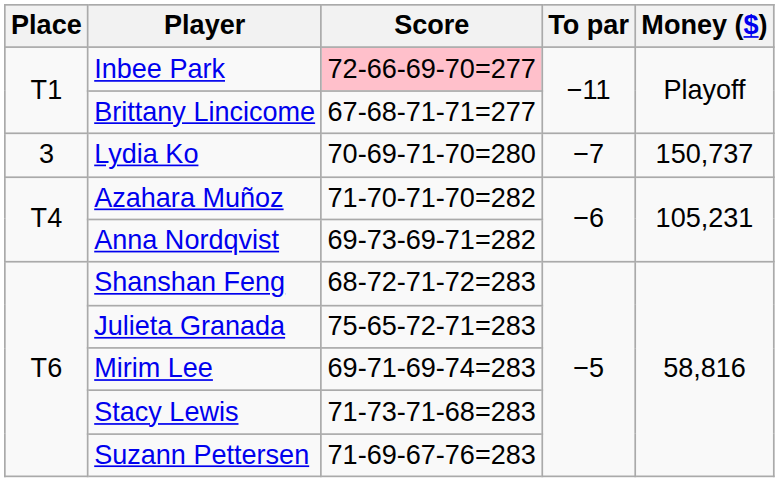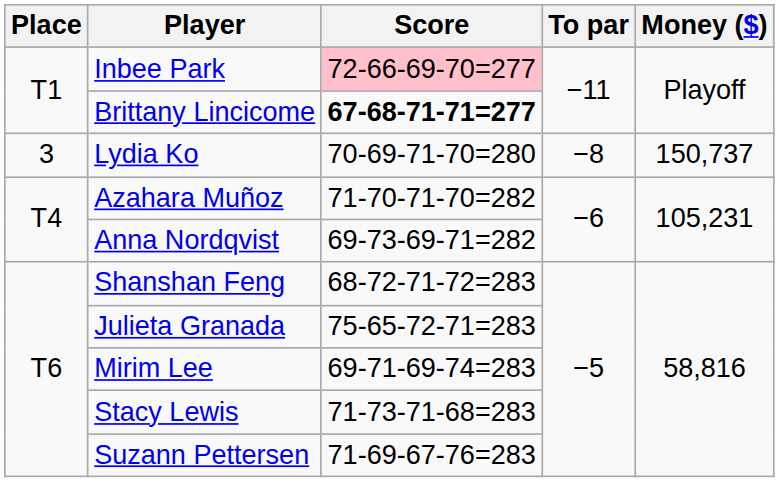(432, 111) normal -> (432, 111) bold
(589, 154) −7 -> (589, 154) −8
